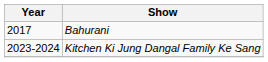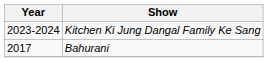rows swapped: (87, 30) <-> (163, 48)
